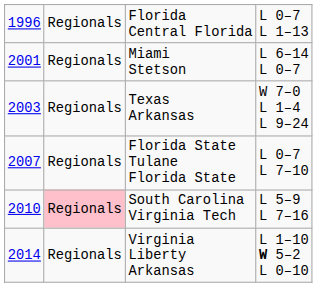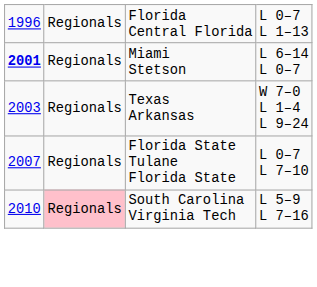(24, 62) normal -> (24, 62) bold
- row: (162, 255)
